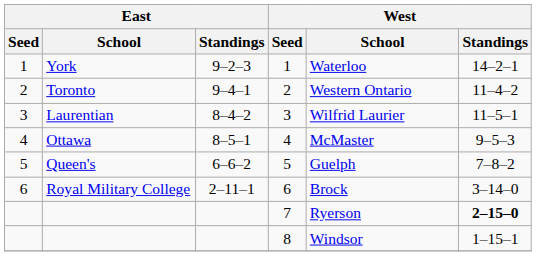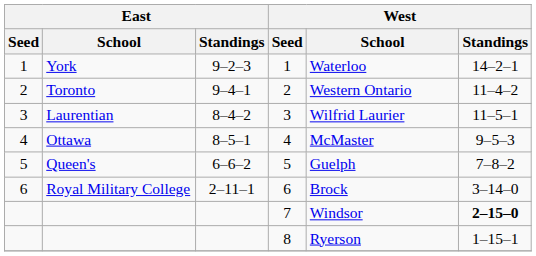(335, 213) Ryerson -> (336, 213) Windsor
(336, 238) Windsor -> (335, 238) Ryerson
